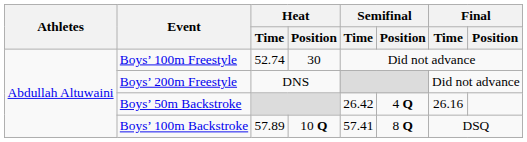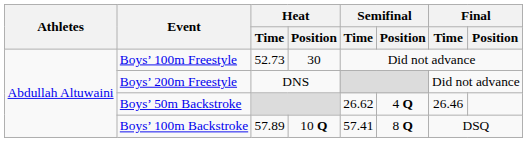(270, 60) 52.74 -> (270, 60) 52.73
(358, 104) 26.42 -> (358, 104) 26.62
(448, 104) 26.16 -> (448, 104) 26.46
